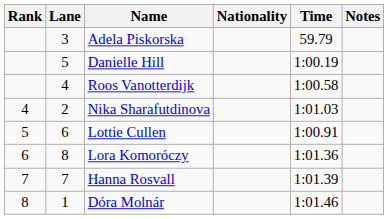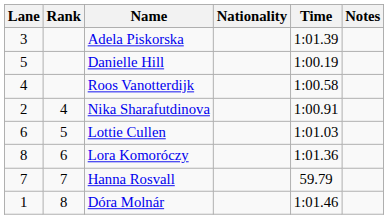columns swapped: (25, 16) <-> (65, 16)
(316, 39) 59.79 -> (316, 39) 1:01.39
(316, 109) 1:01.03 -> (316, 109) 1:00.91
(316, 132) 1:00.91 -> (316, 132) 1:01.03
(316, 179) 1:01.39 -> (316, 179) 59.79
